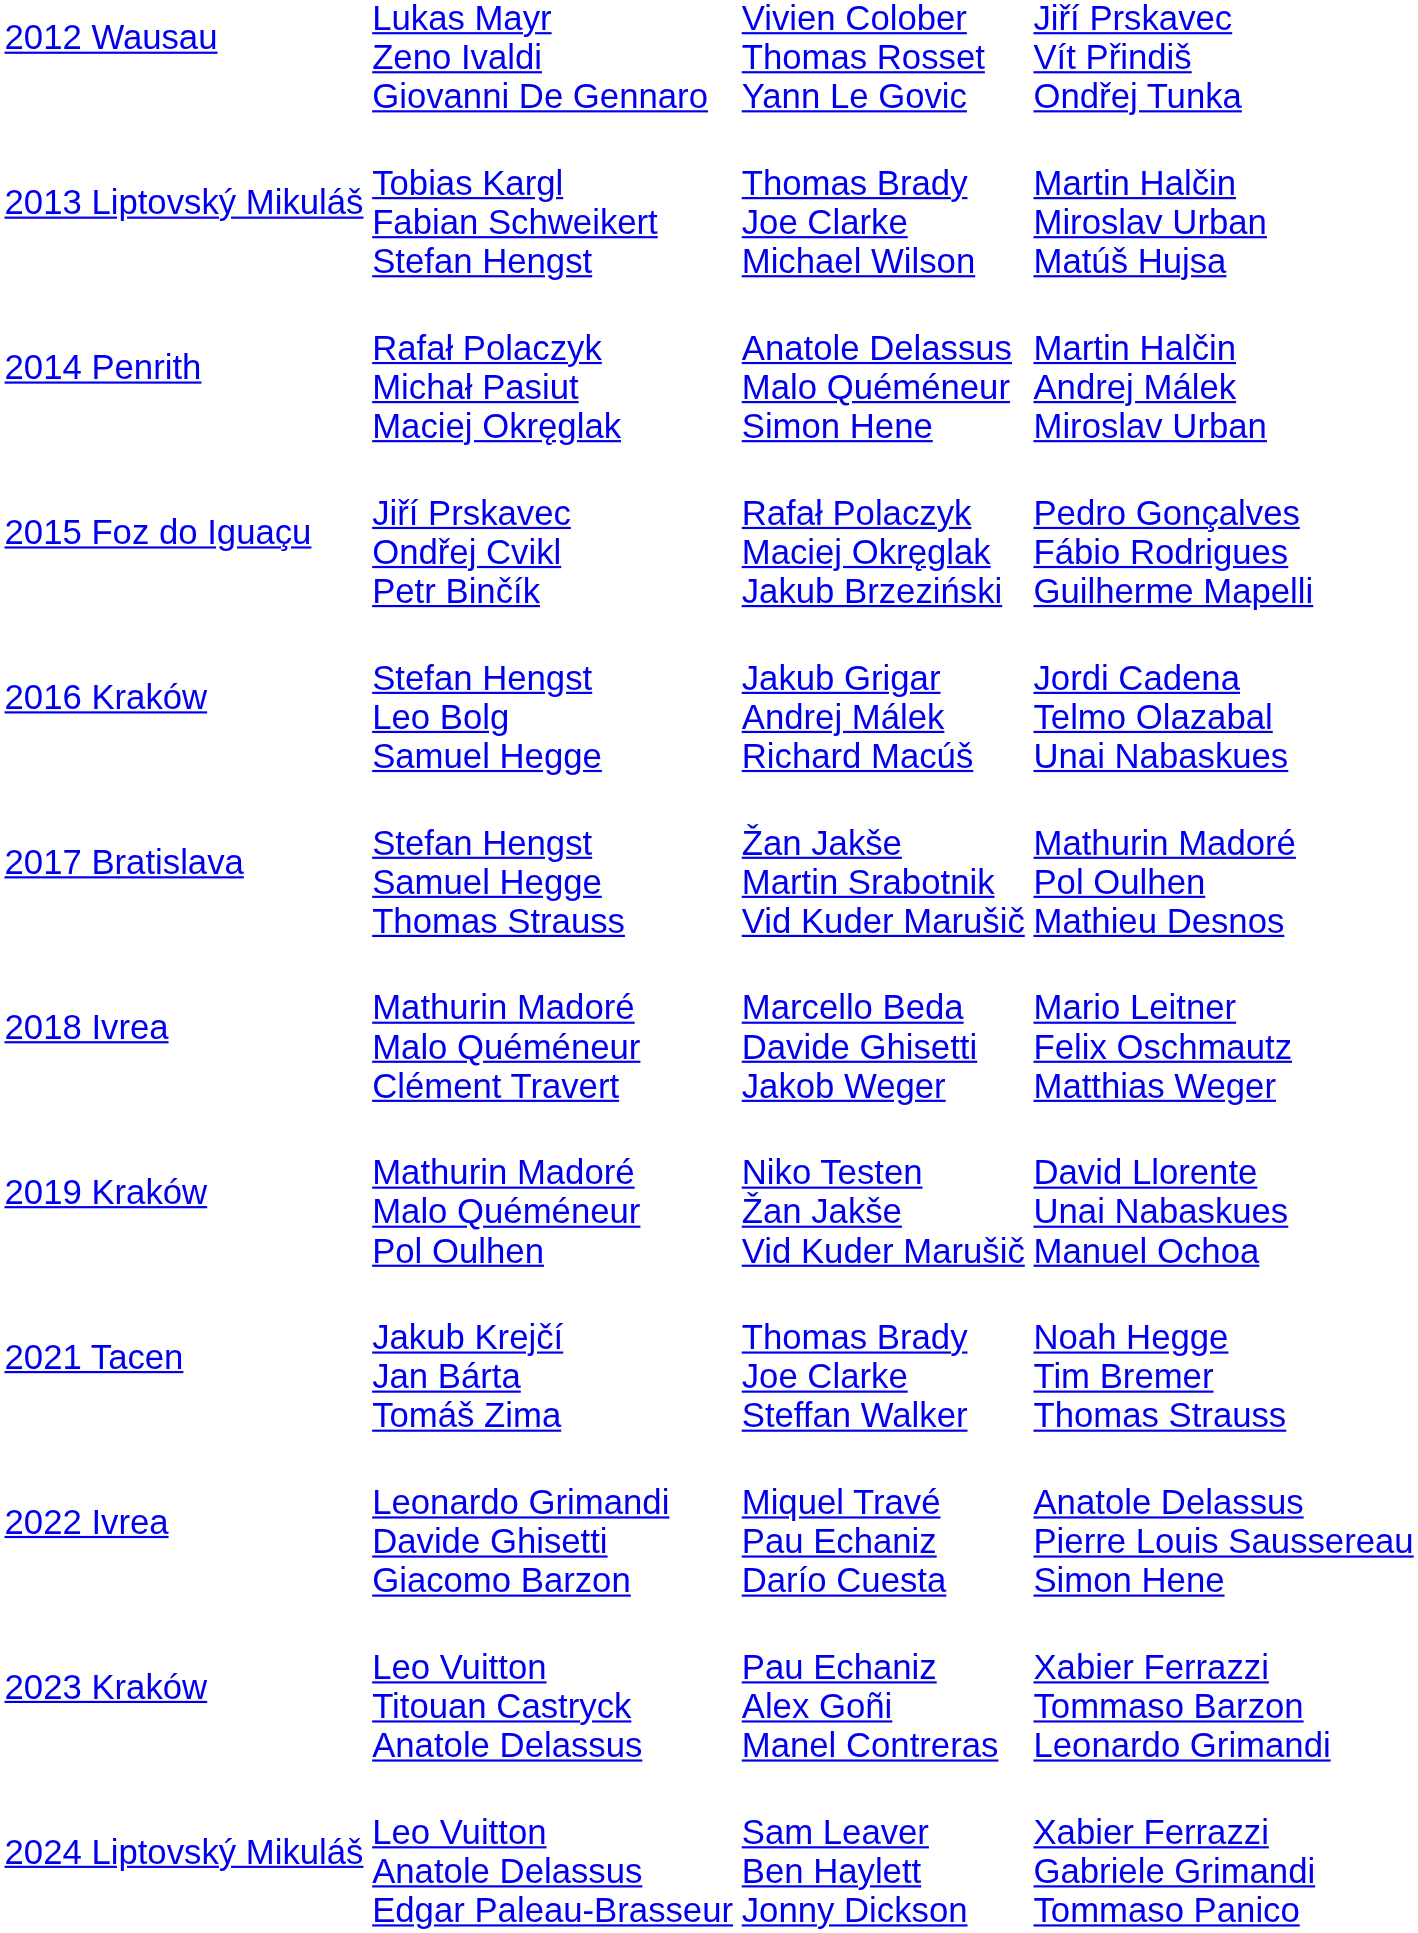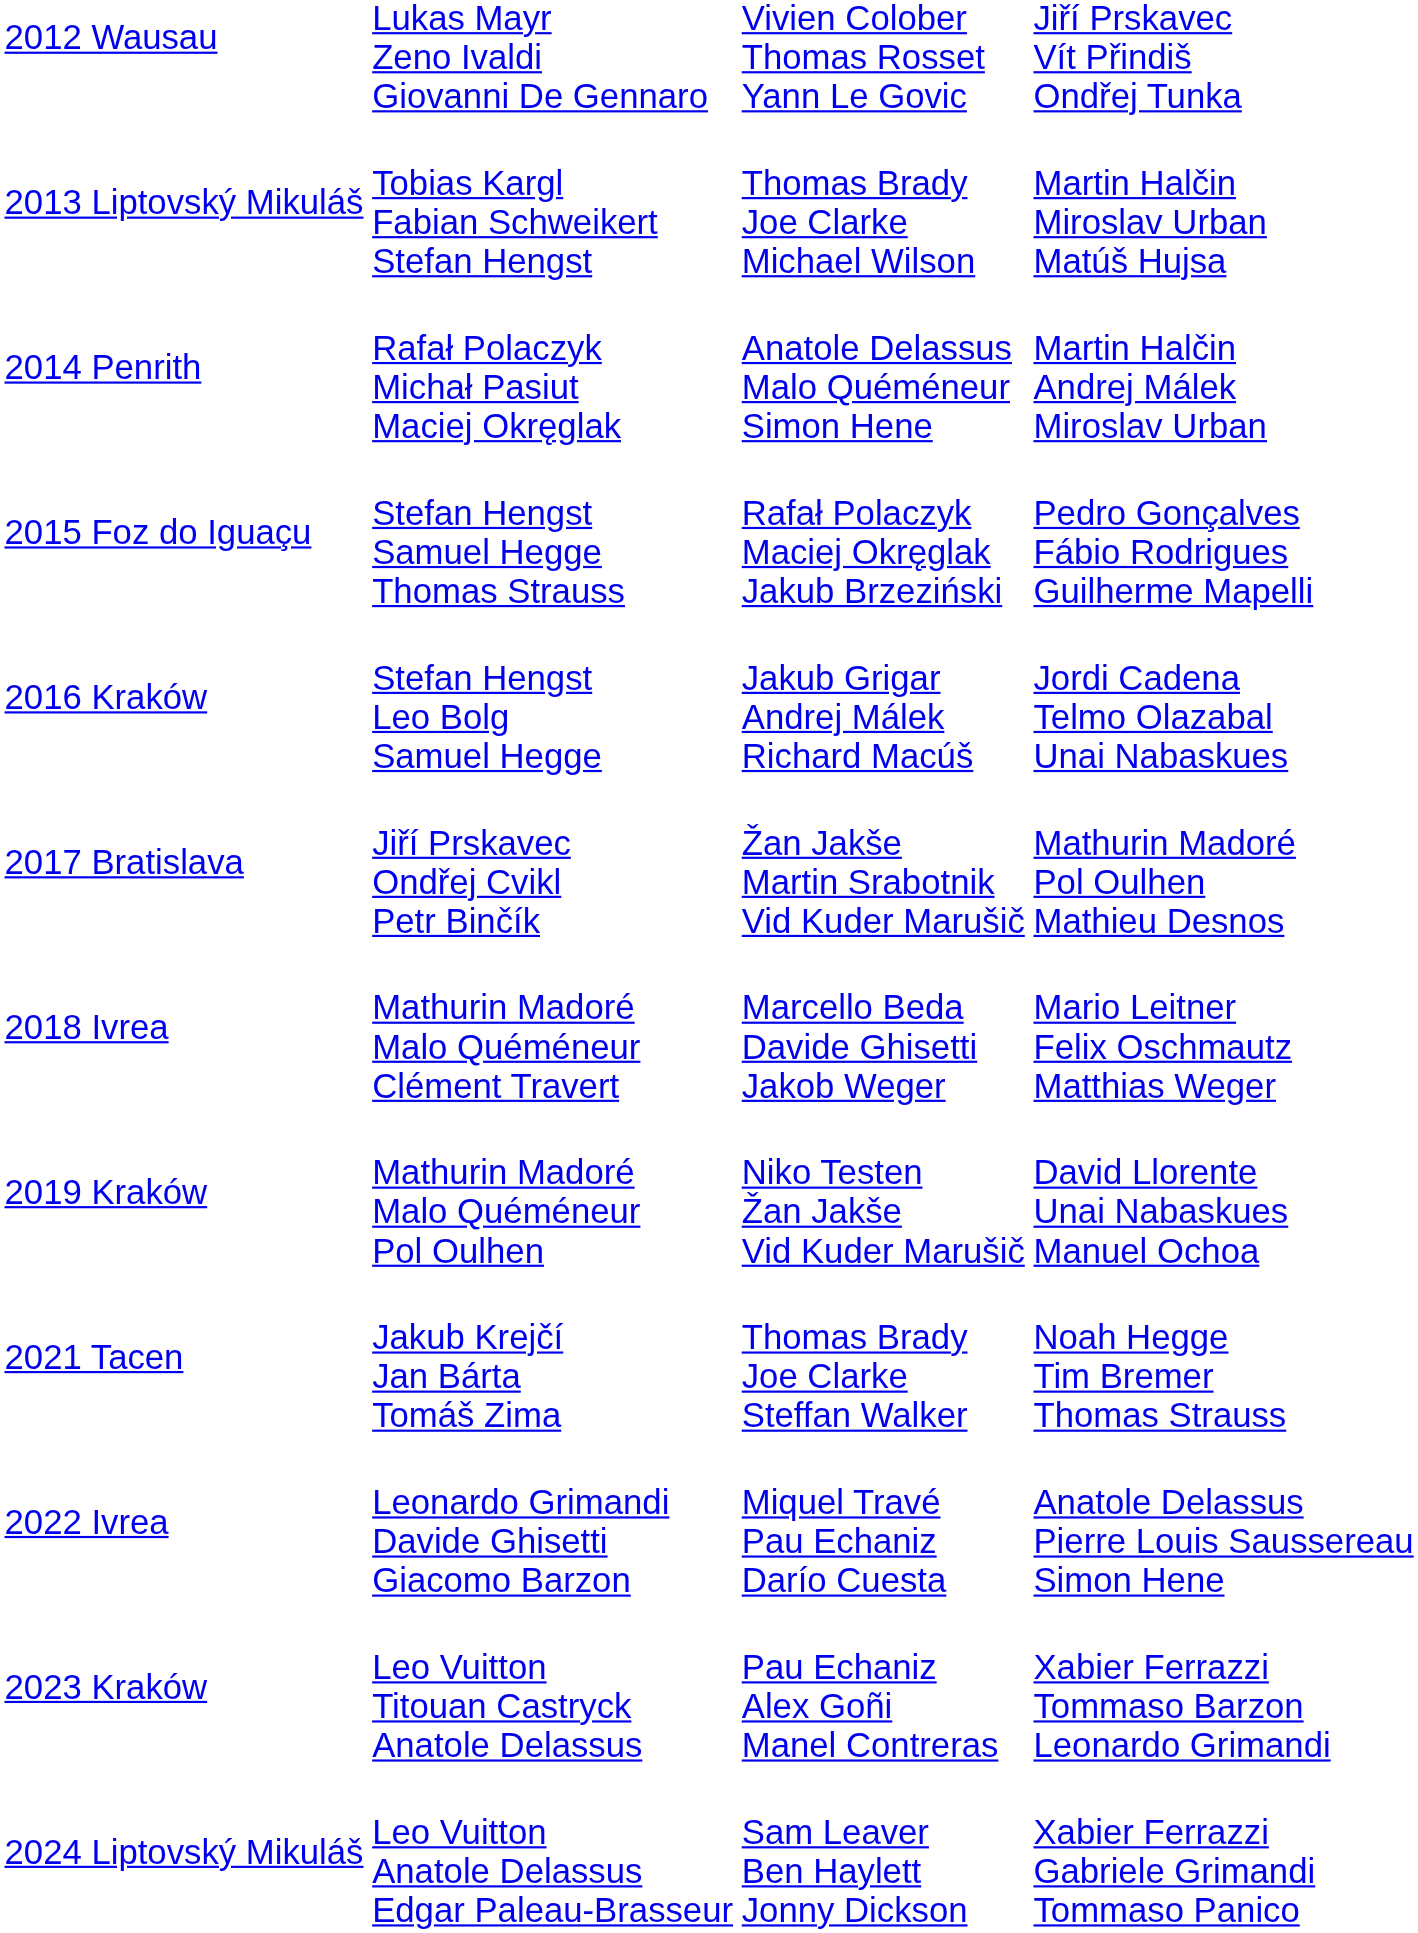(472, 552) Jiří Prskavec Ondřej Cvikl Petr Binčík -> (499, 552) Stefan Hengst Samuel Hegge Thomas Strauss
(499, 882) Stefan Hengst Samuel Hegge Thomas Strauss -> (472, 882) Jiří Prskavec Ondřej Cvikl Petr Binčík
